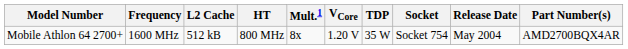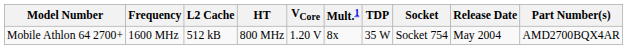columns swapped: (306, 15) <-> (343, 15)
